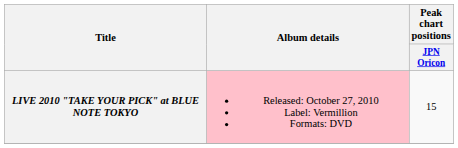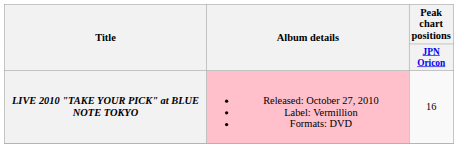(431, 107) 15 -> (431, 107) 16
